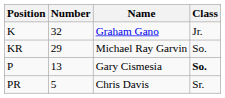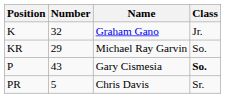(56, 66) 13 -> (56, 66) 43
